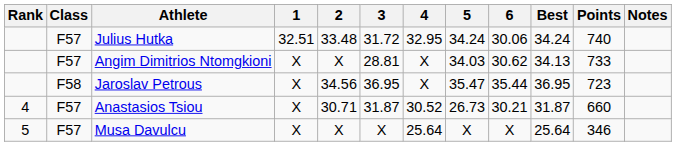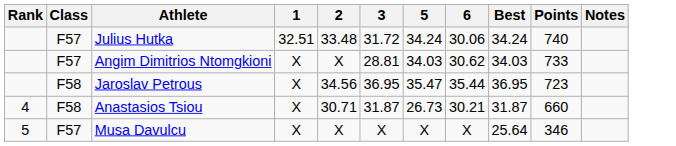- column: (424, 15)
(552, 61) 34.13 -> (510, 61) 34.03
(69, 107) F57 -> (69, 107) F58
